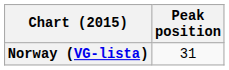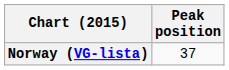(188, 54) 31 -> (188, 54) 37
